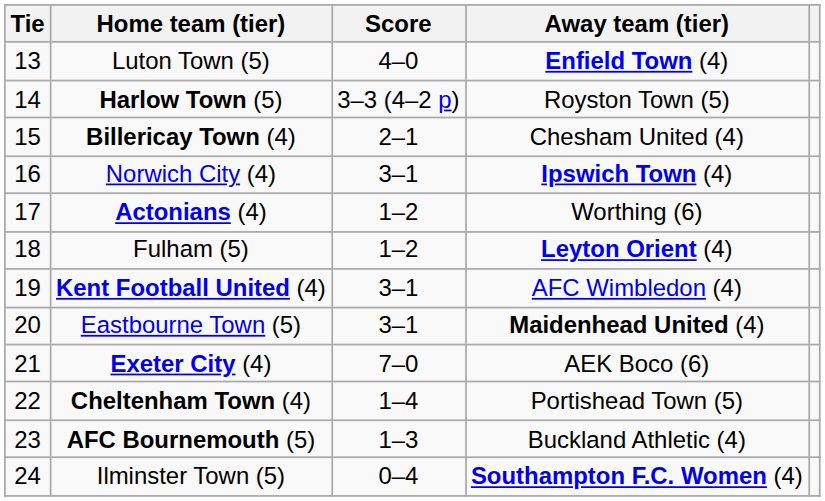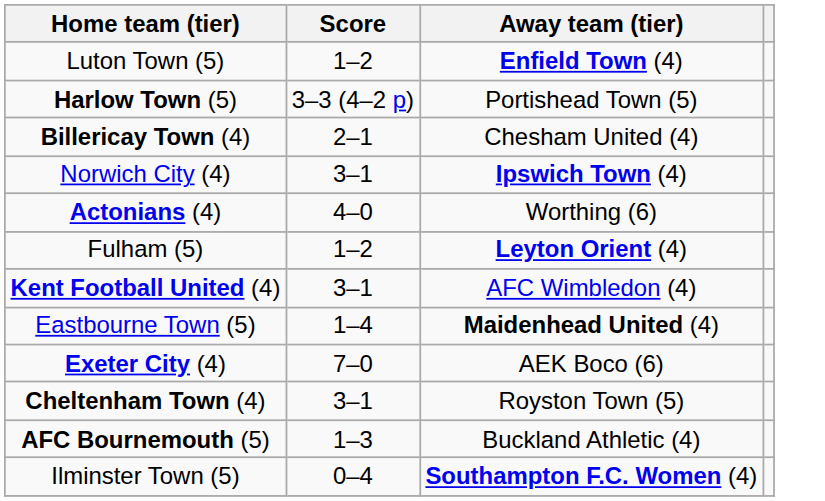- column: (28, 23)
(398, 61) 4–0 -> (353, 61) 1–2
(637, 99) Royston Town (5) -> (591, 99) Portishead Town (5)
(398, 212) 1–2 -> (353, 212) 4–0
(398, 325) 3–1 -> (353, 325) 1–4
(398, 401) 1–4 -> (353, 401) 3–1
(637, 401) Portishead Town (5) -> (591, 401) Royston Town (5)
